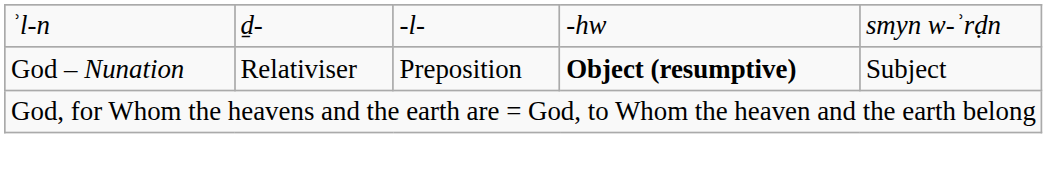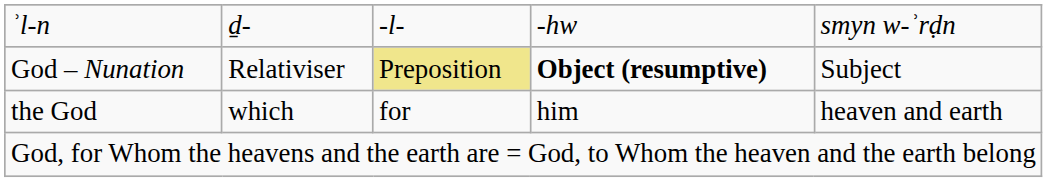(461, 68) no background -> (440, 68) khaki background
+ row: (54, 111)
